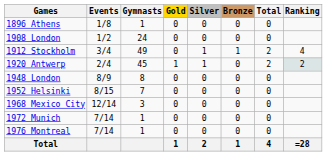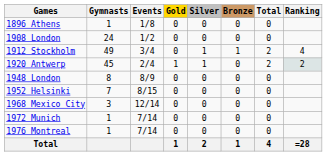columns swapped: (142, 11) <-> (104, 11)
